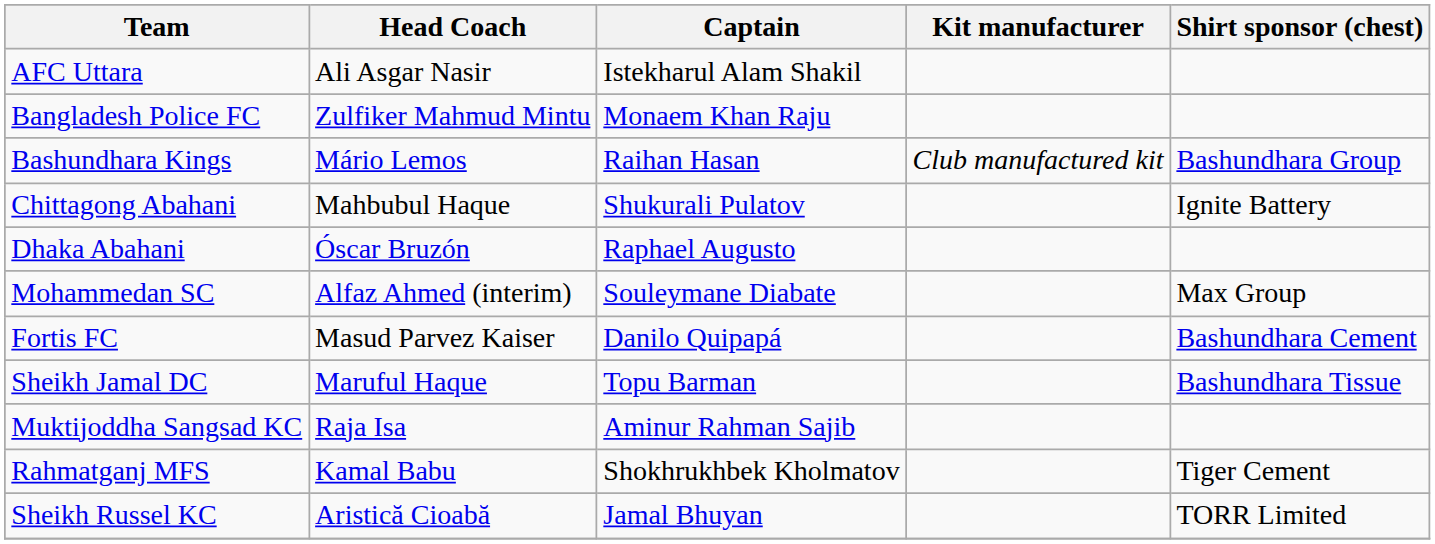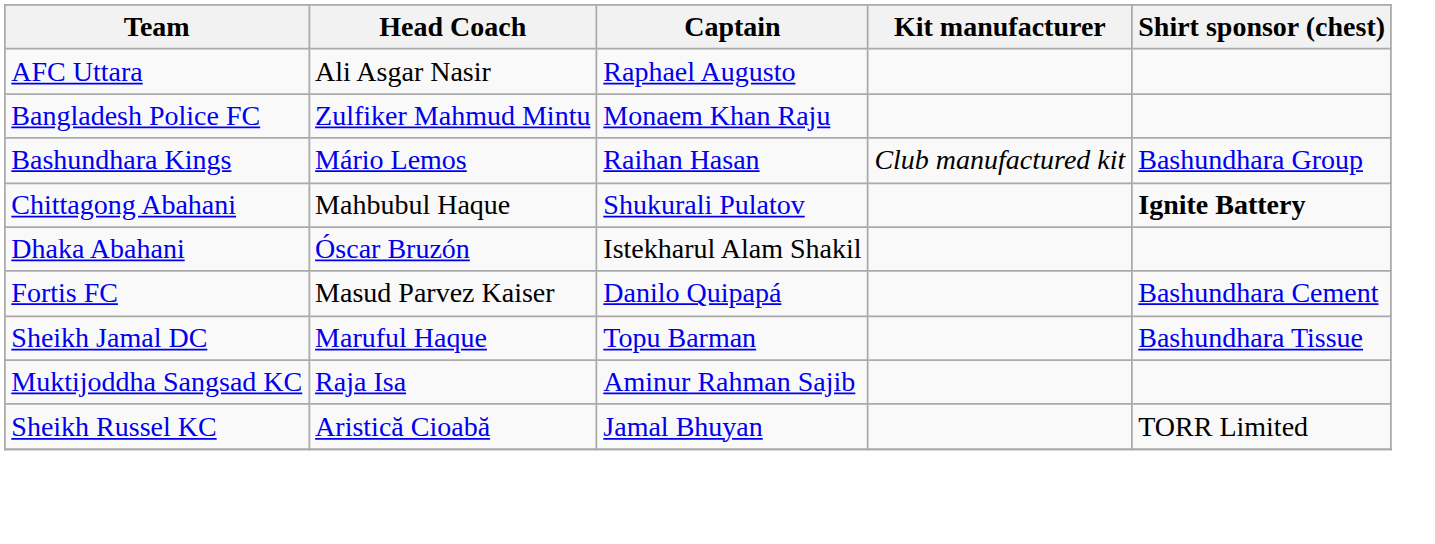(732, 71) Istekharul Alam Shakil -> (699, 71) Raphael Augusto
(1254, 204) normal -> (1222, 204) bold
(699, 248) Raphael Augusto -> (732, 248) Istekharul Alam Shakil
- row: (113, 293)
- row: (111, 470)
